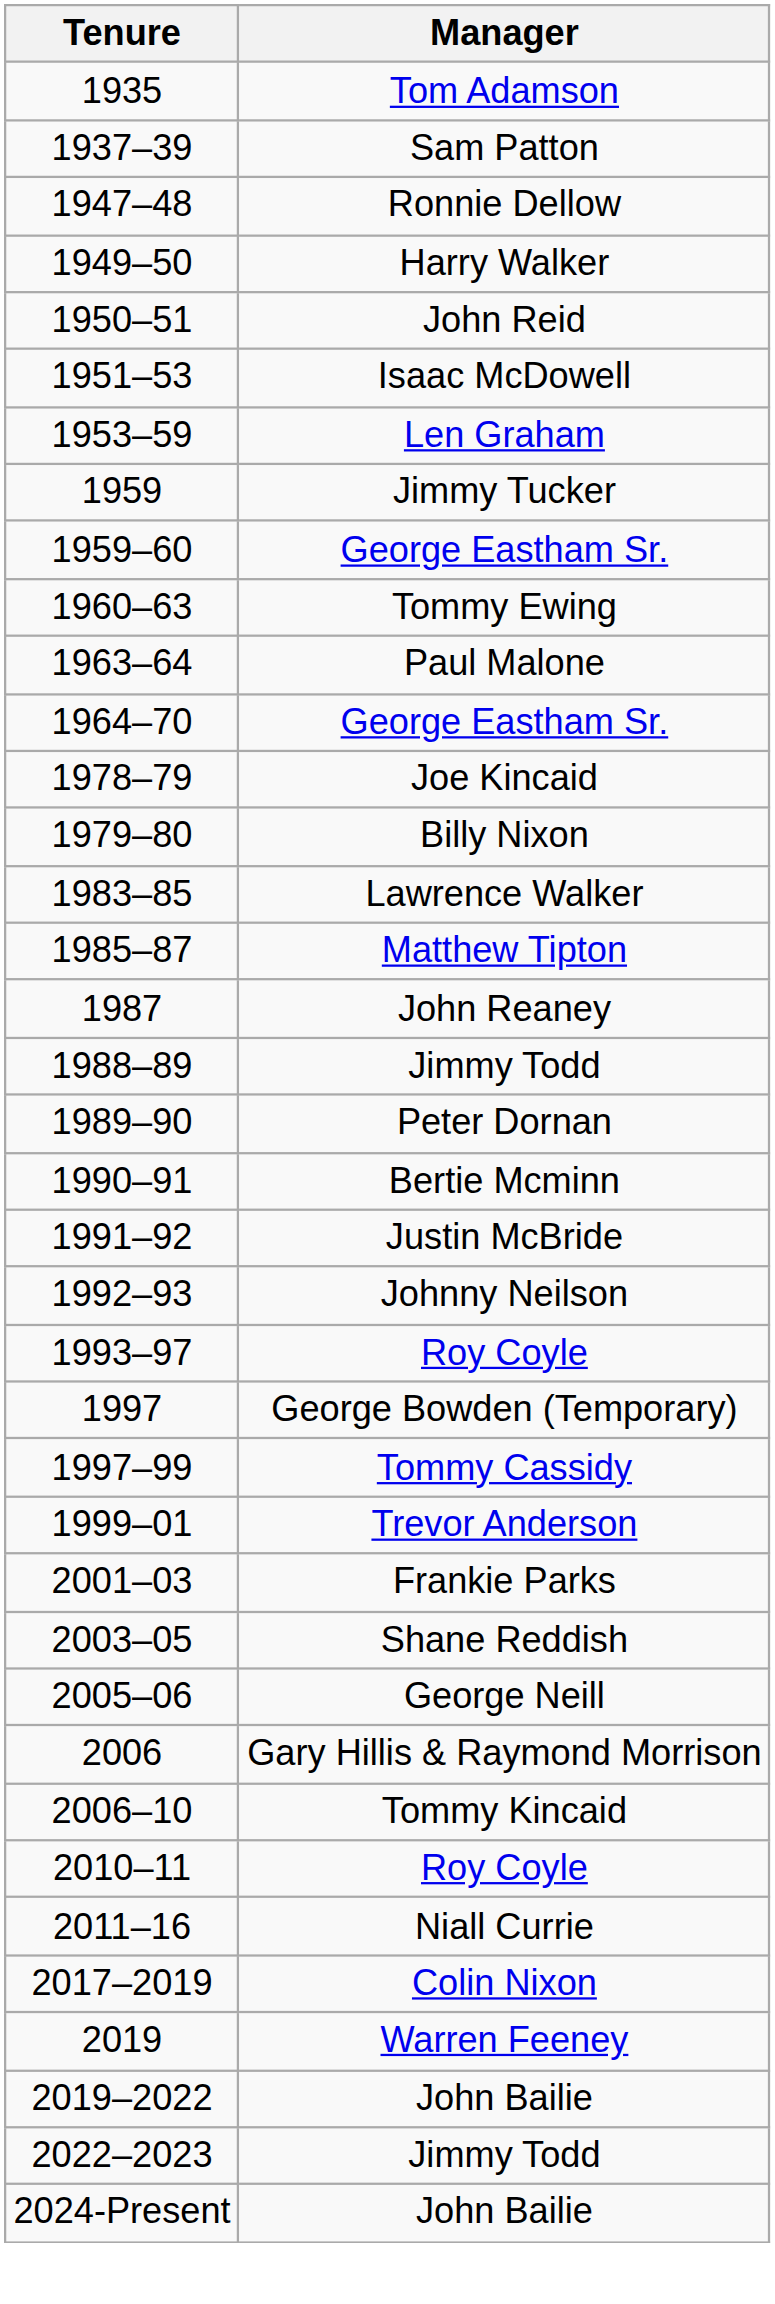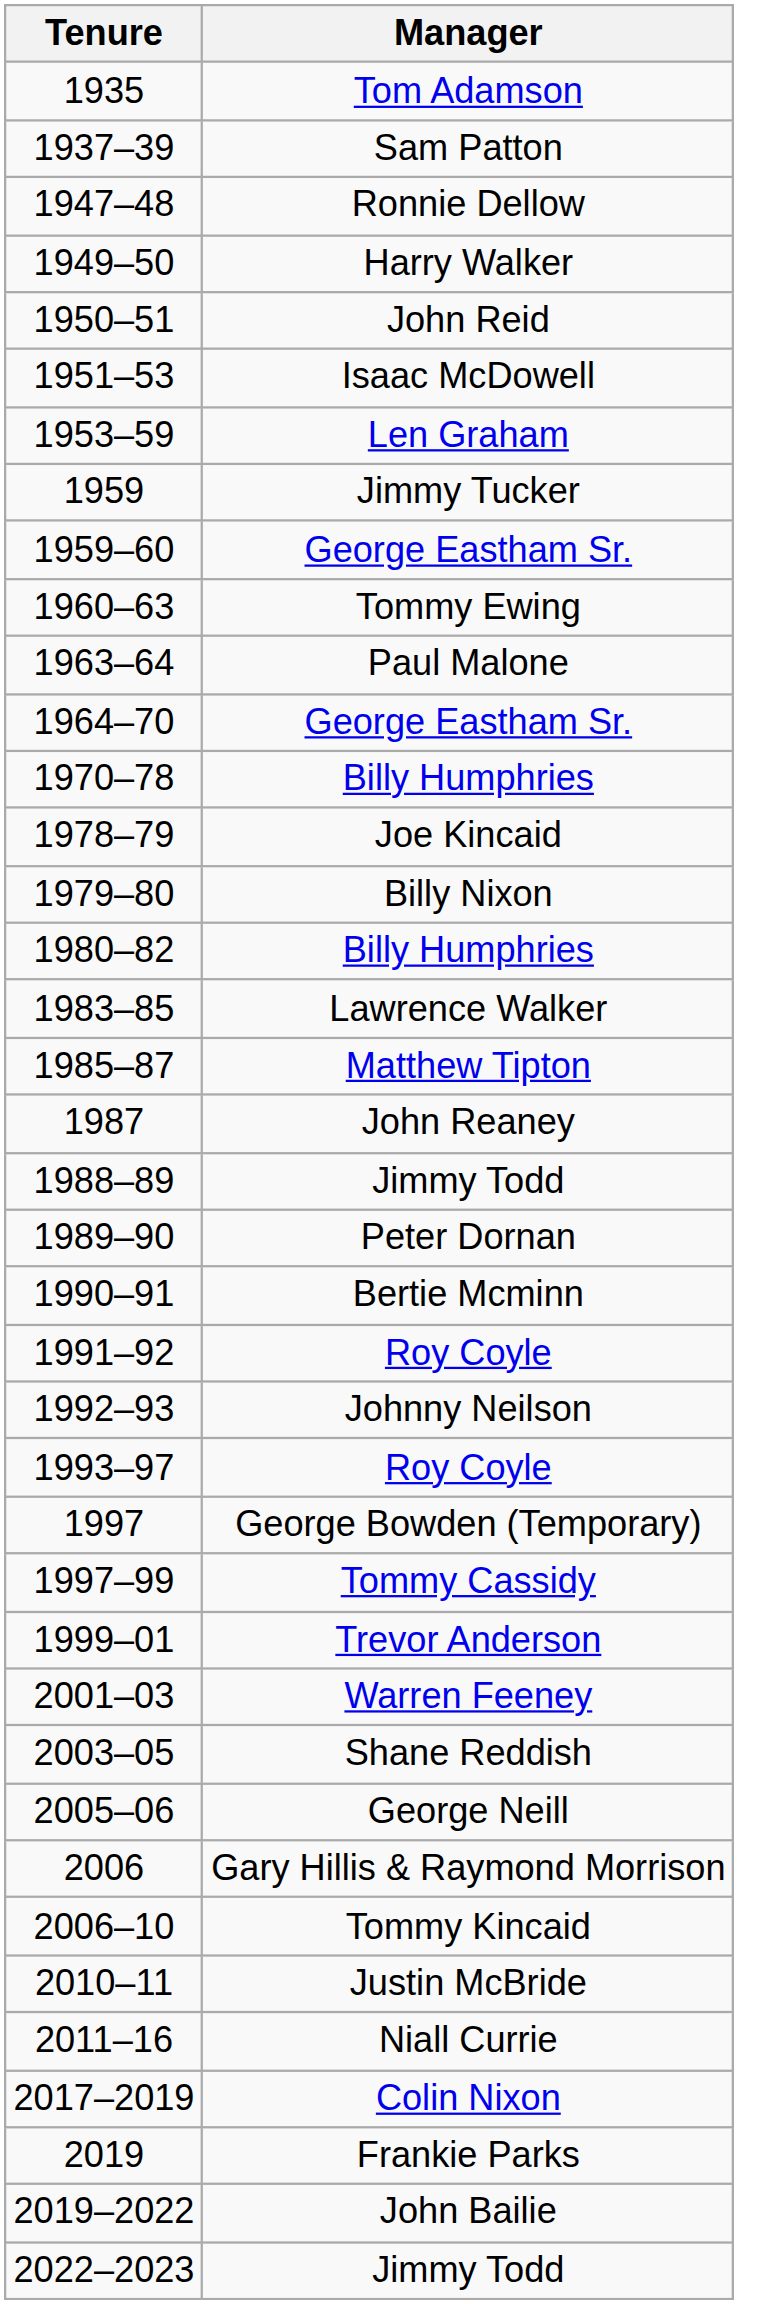+ row: (104, 778)
+ row: (104, 950)
(504, 1237) Justin McBride -> (468, 1352) Roy Coyle
(504, 1581) Frankie Parks -> (468, 1696) Warren Feeney
(504, 1868) Roy Coyle -> (468, 1982) Justin McBride
(504, 2040) Warren Feeney -> (468, 2155) Frankie Parks
- row: (122, 2212)
